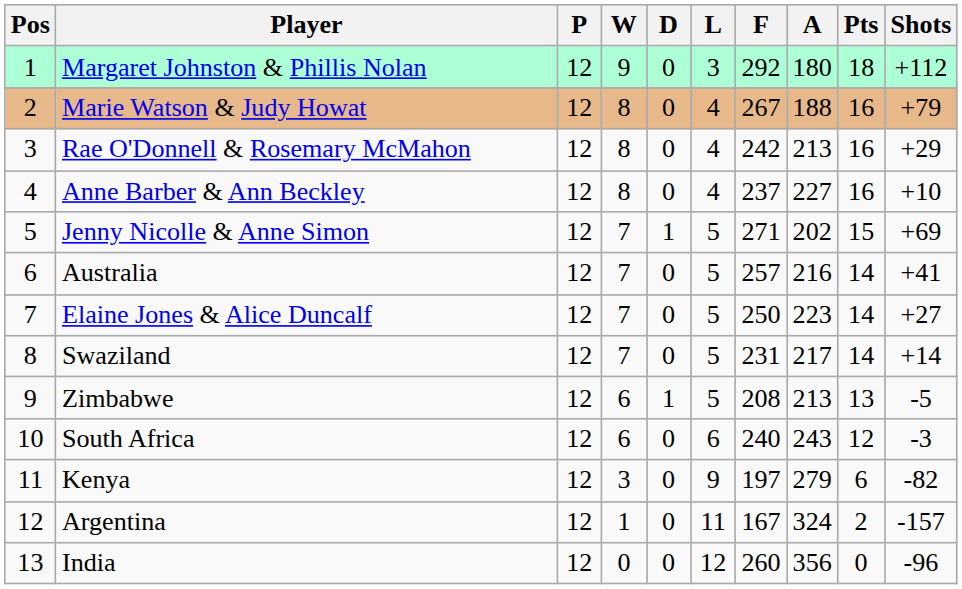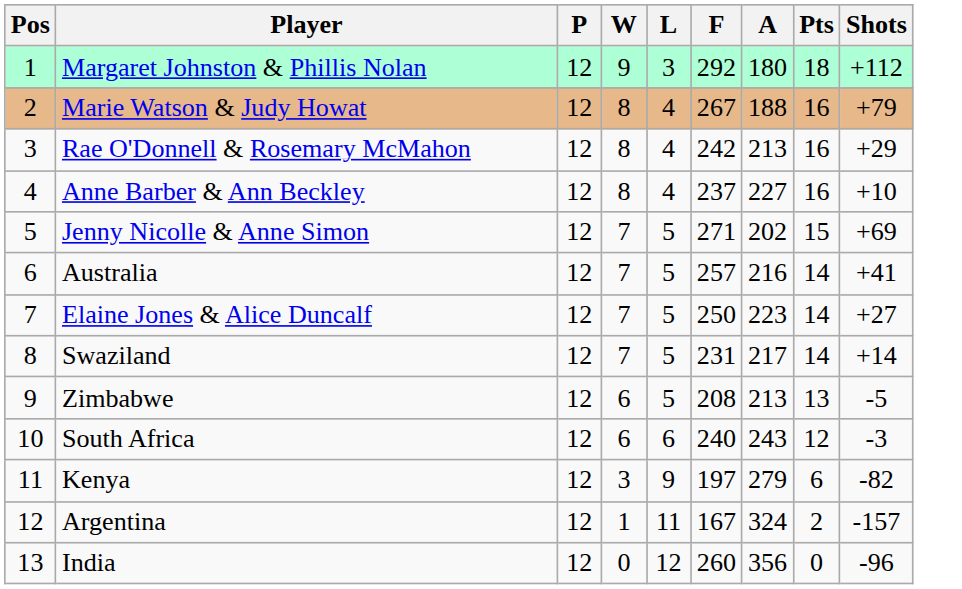- column: (669, 25)
